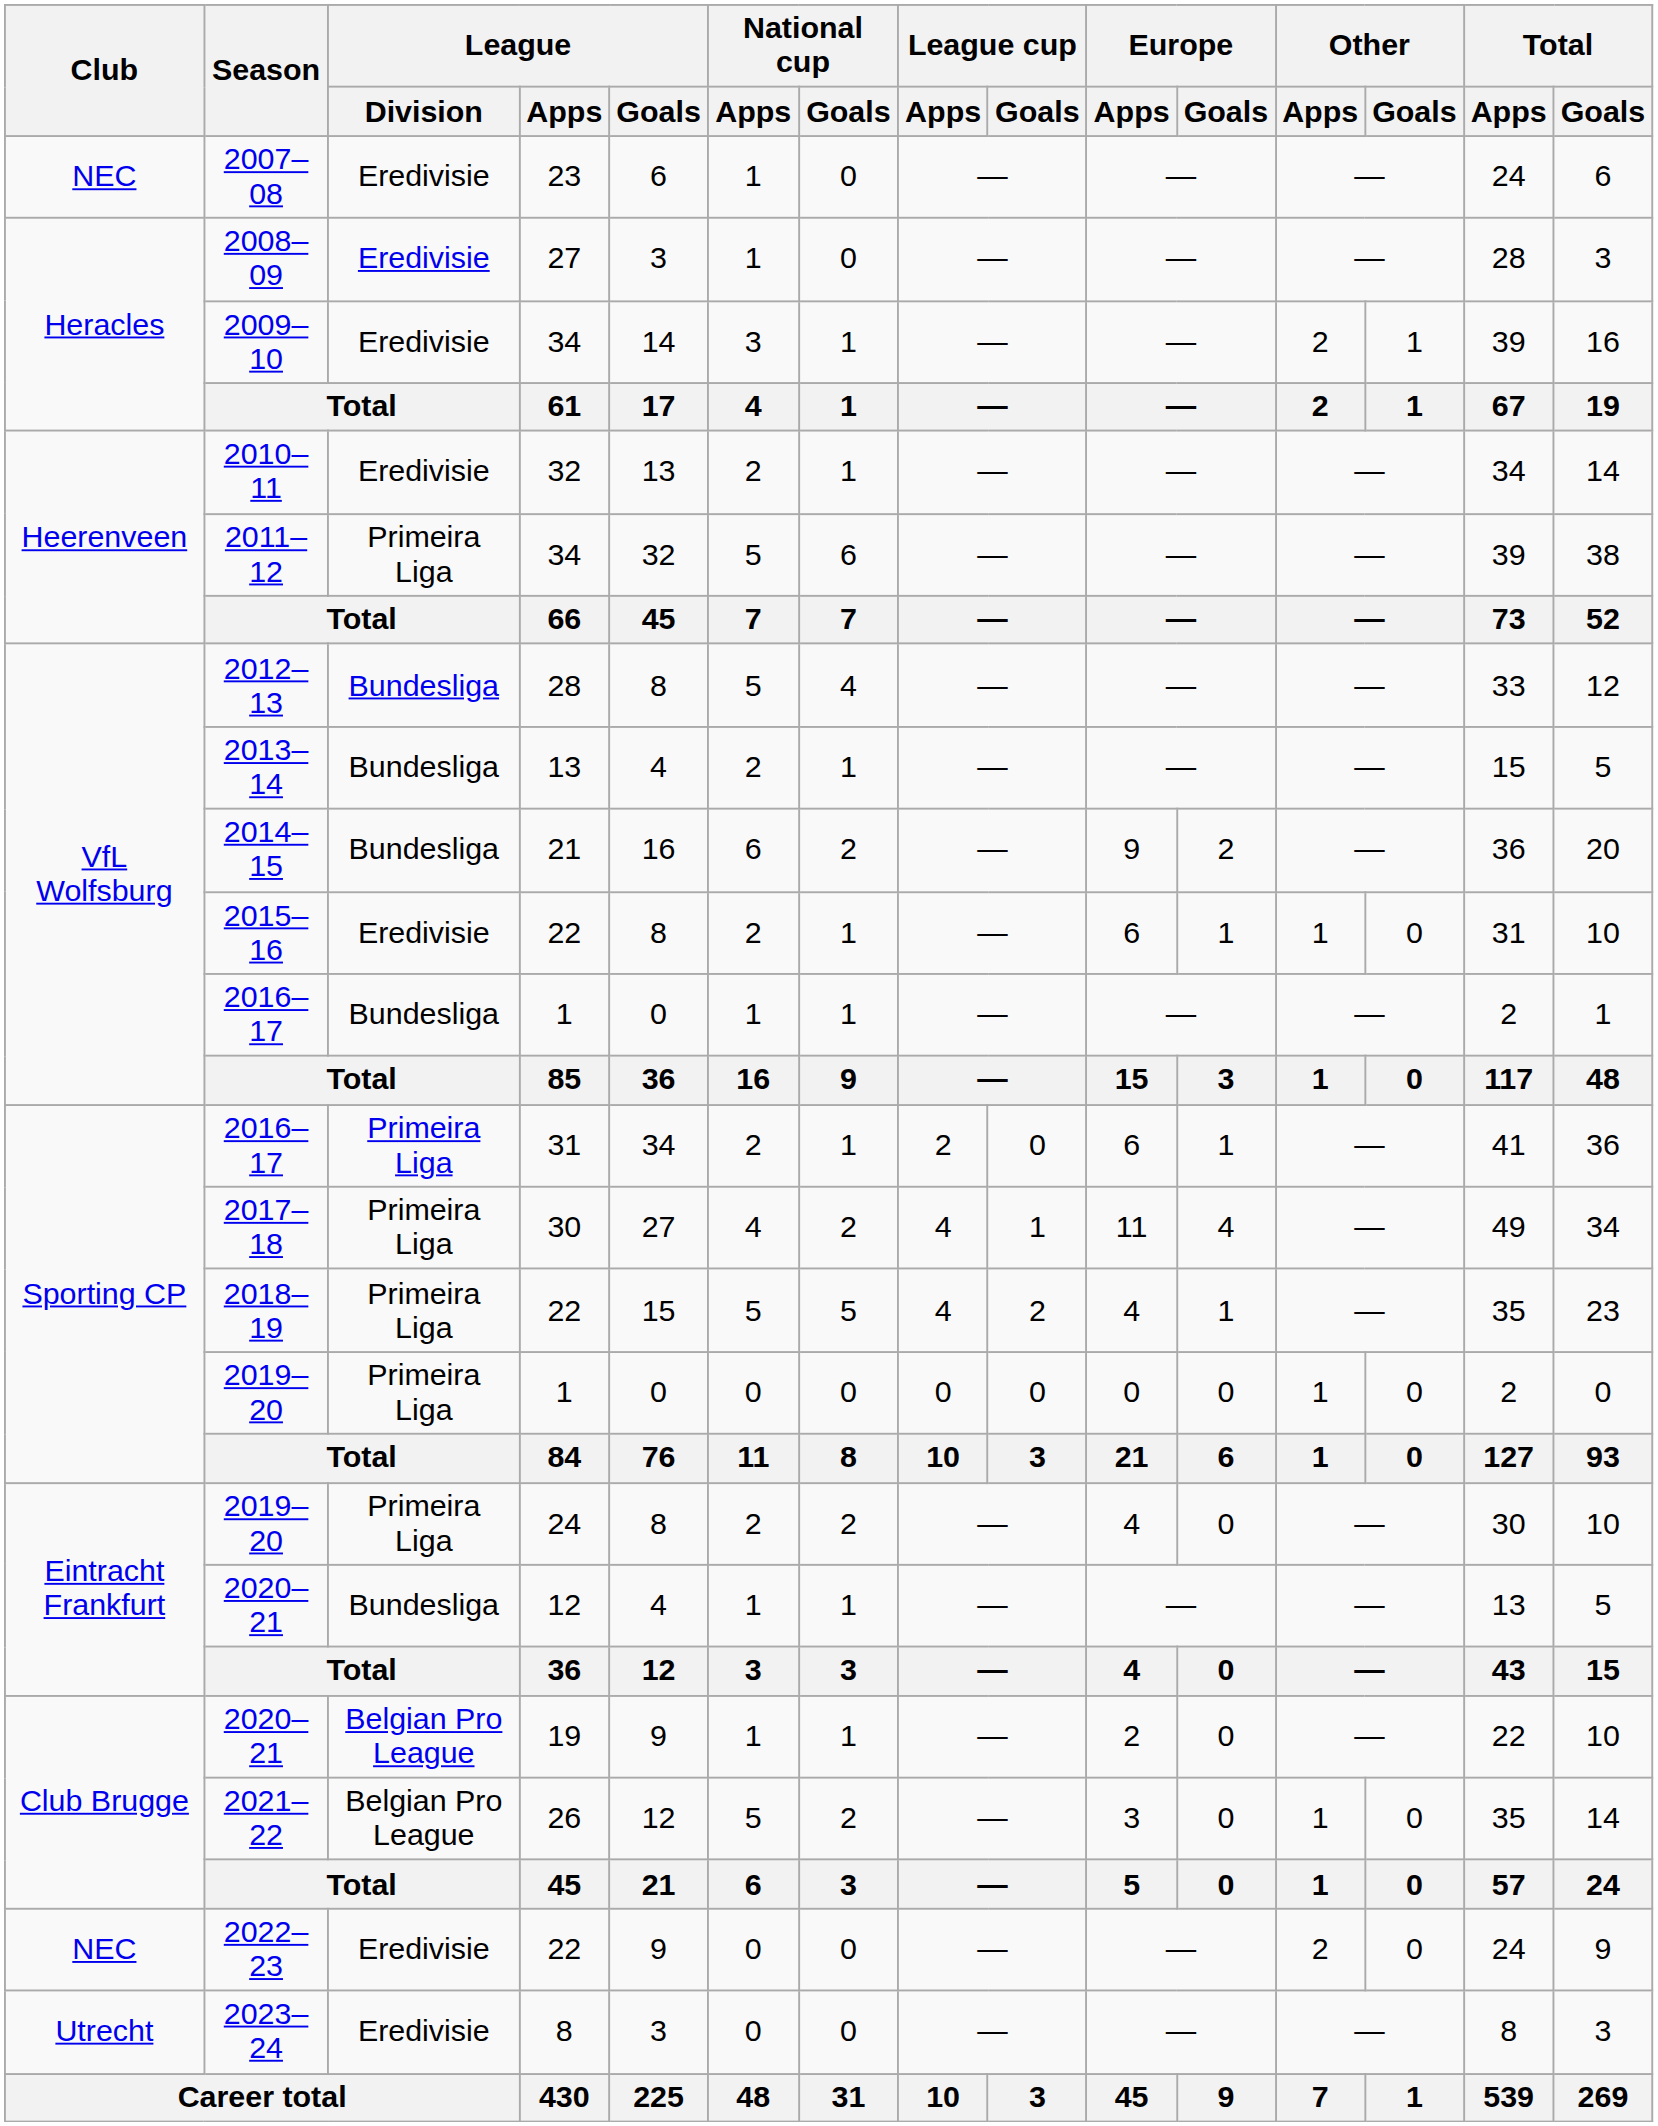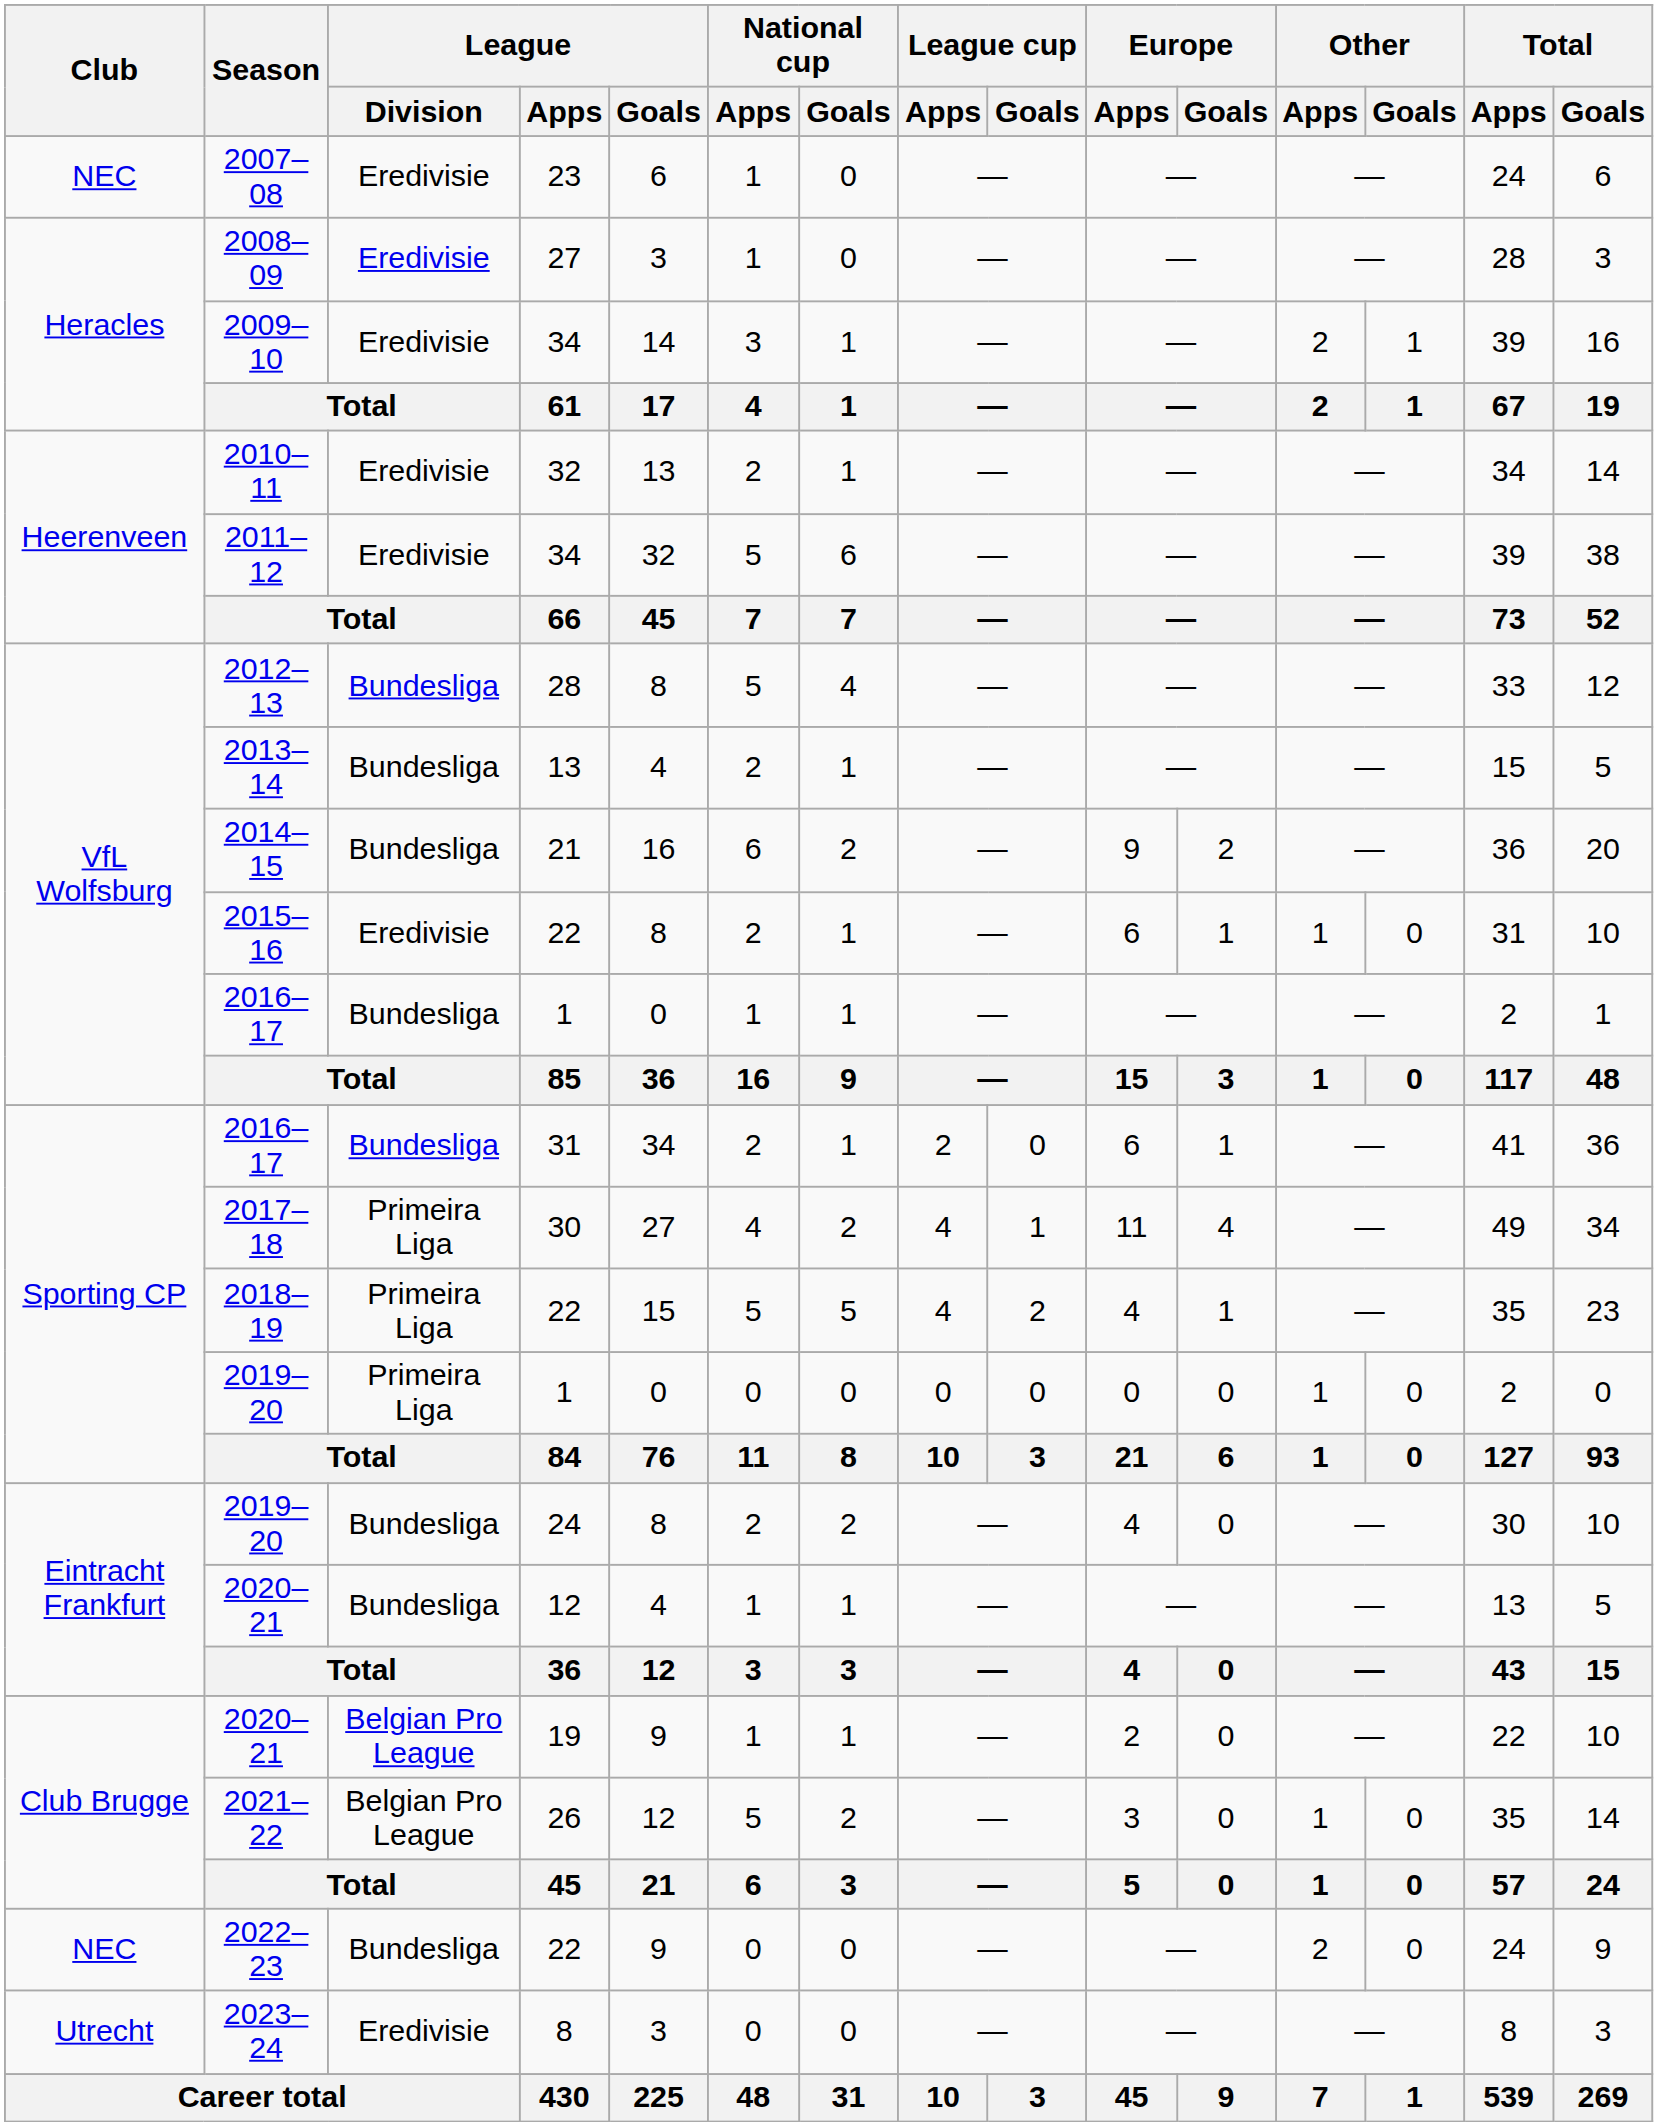(424, 554) Primeira Liga -> (424, 554) Eredivisie
(424, 1145) Primeira Liga -> (424, 1145) Bundesliga
(424, 1522) Primeira Liga -> (424, 1522) Bundesliga
(424, 1949) Eredivisie -> (424, 1949) Bundesliga
